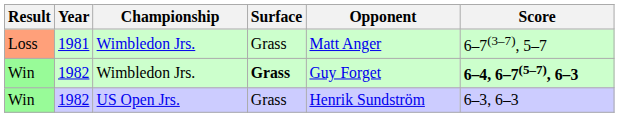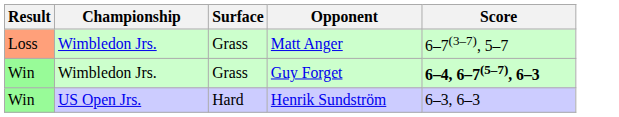- column: (74, 16)
(270, 73) bold -> (230, 73) normal
(269, 100) Grass -> (228, 100) Hard
